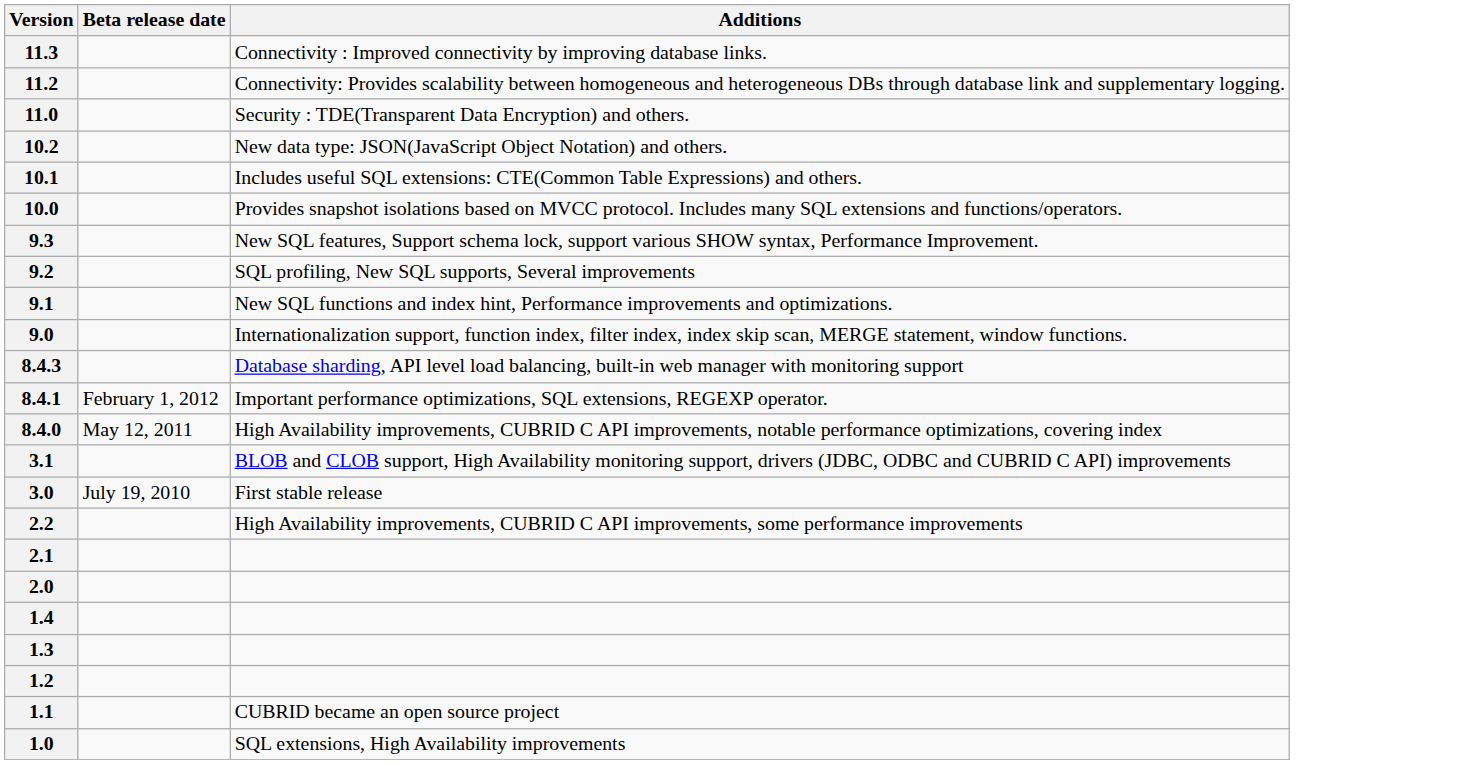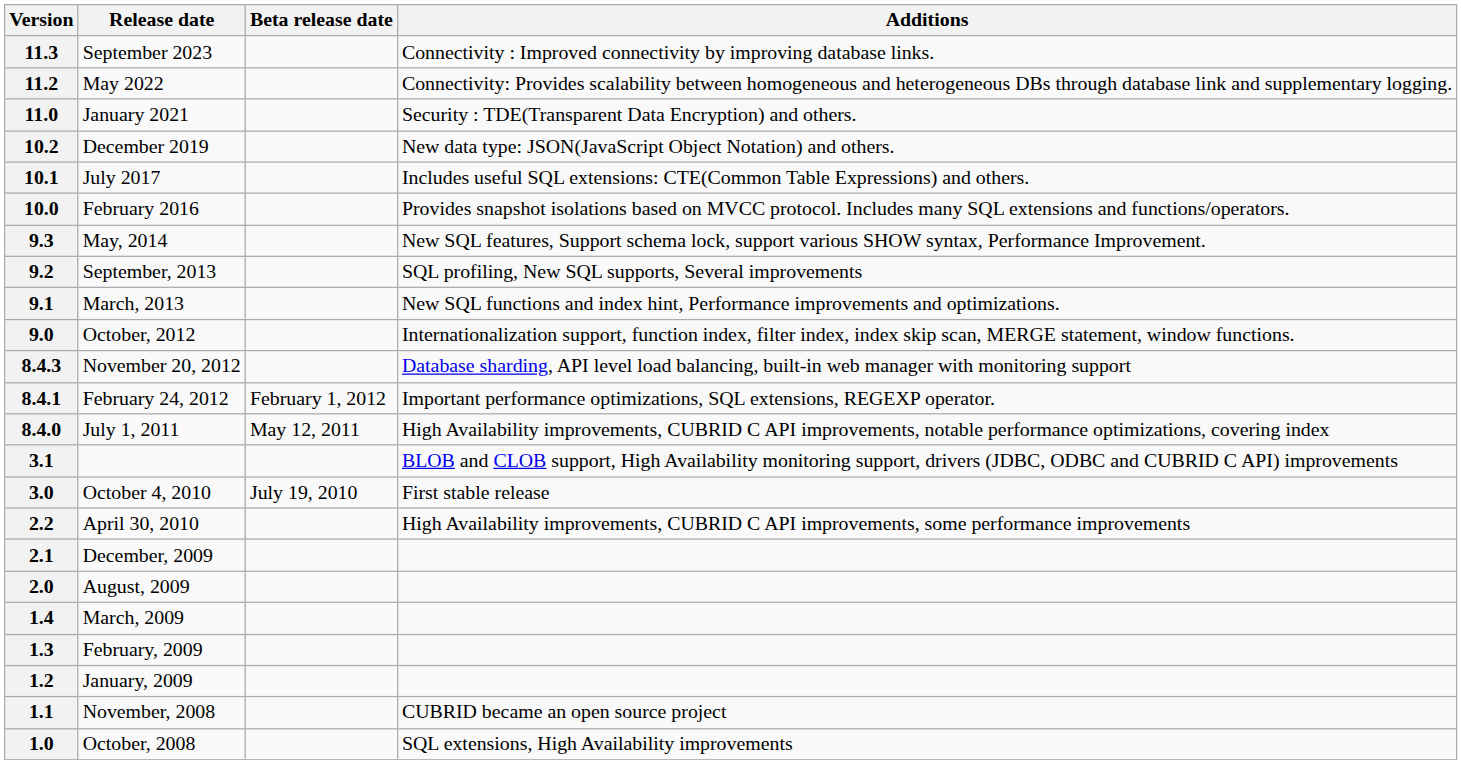+ column: (162, 20)
